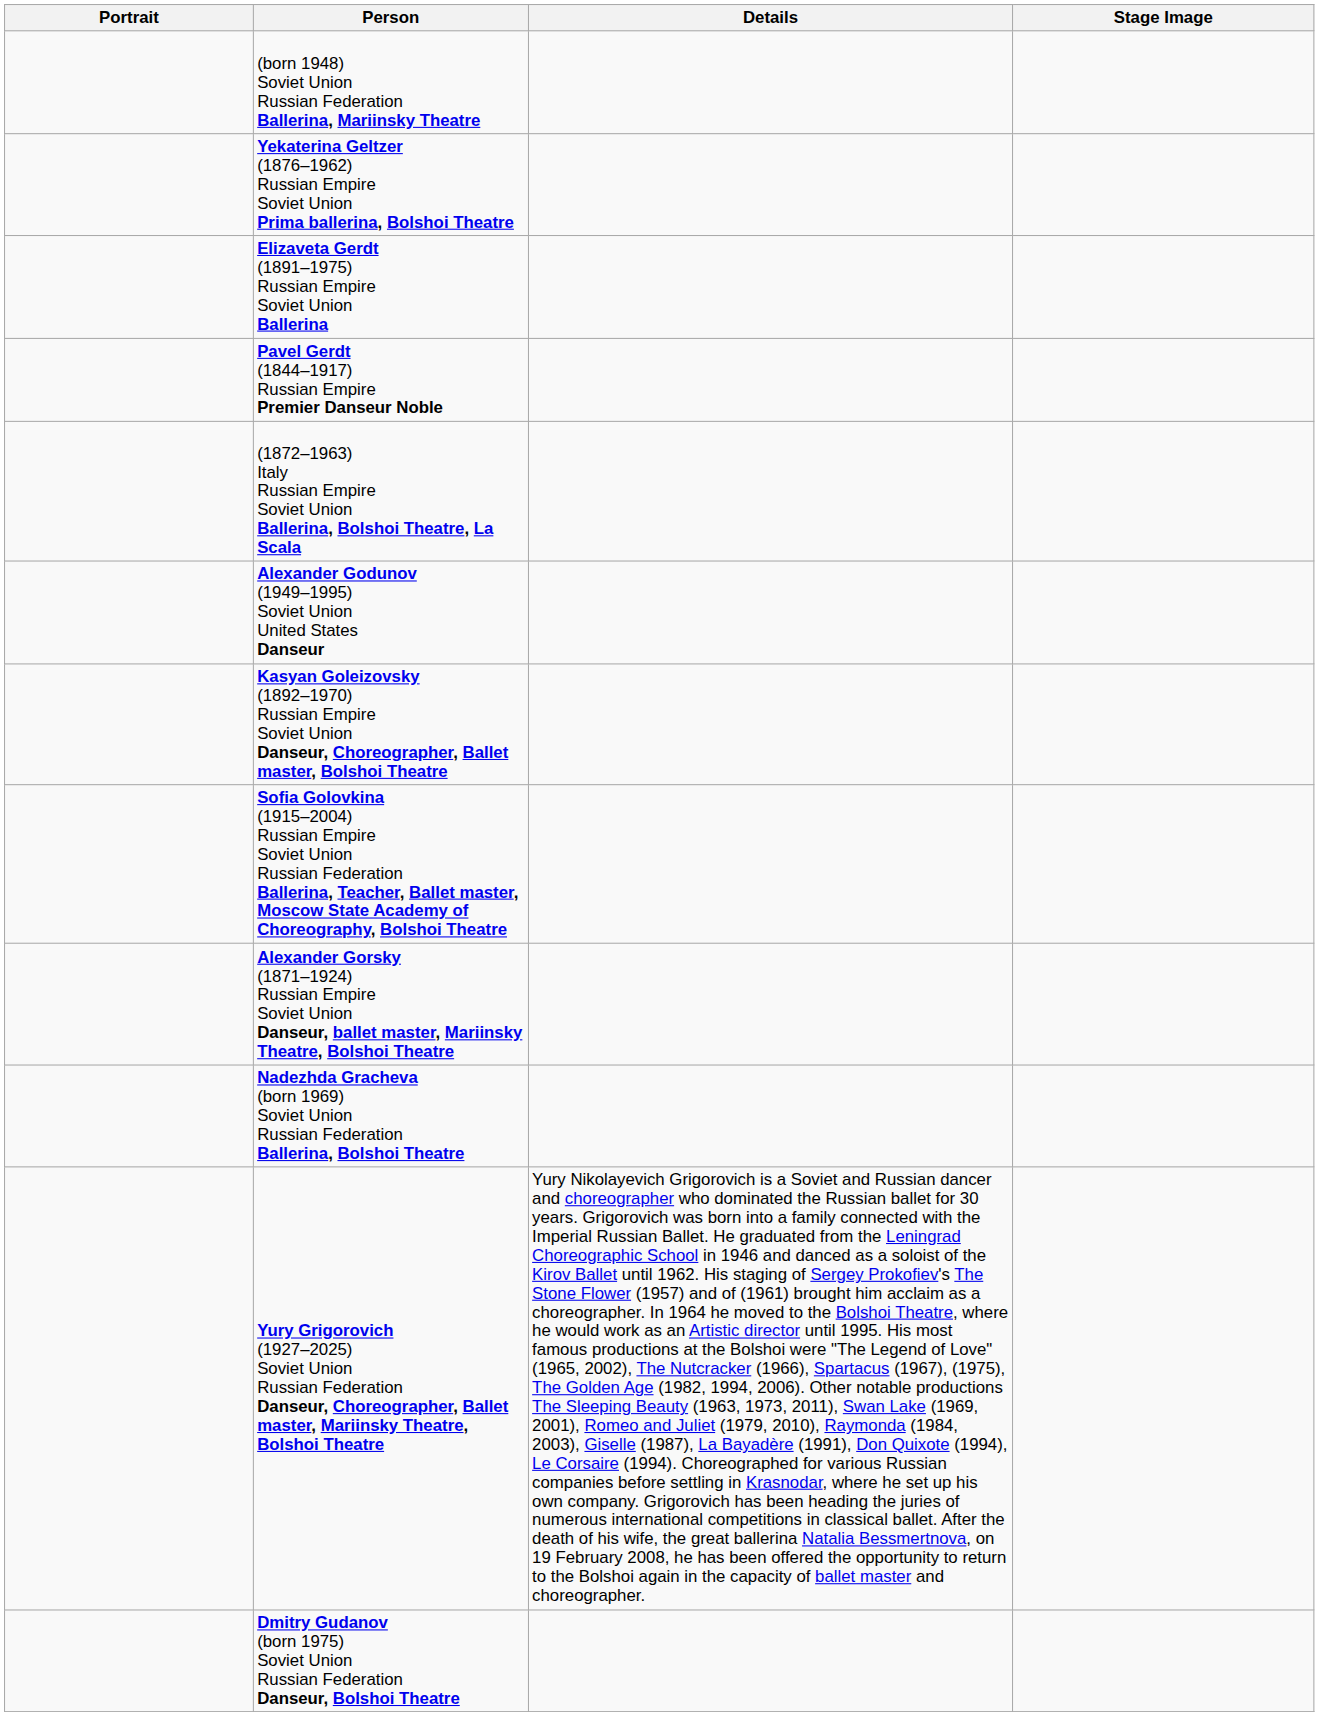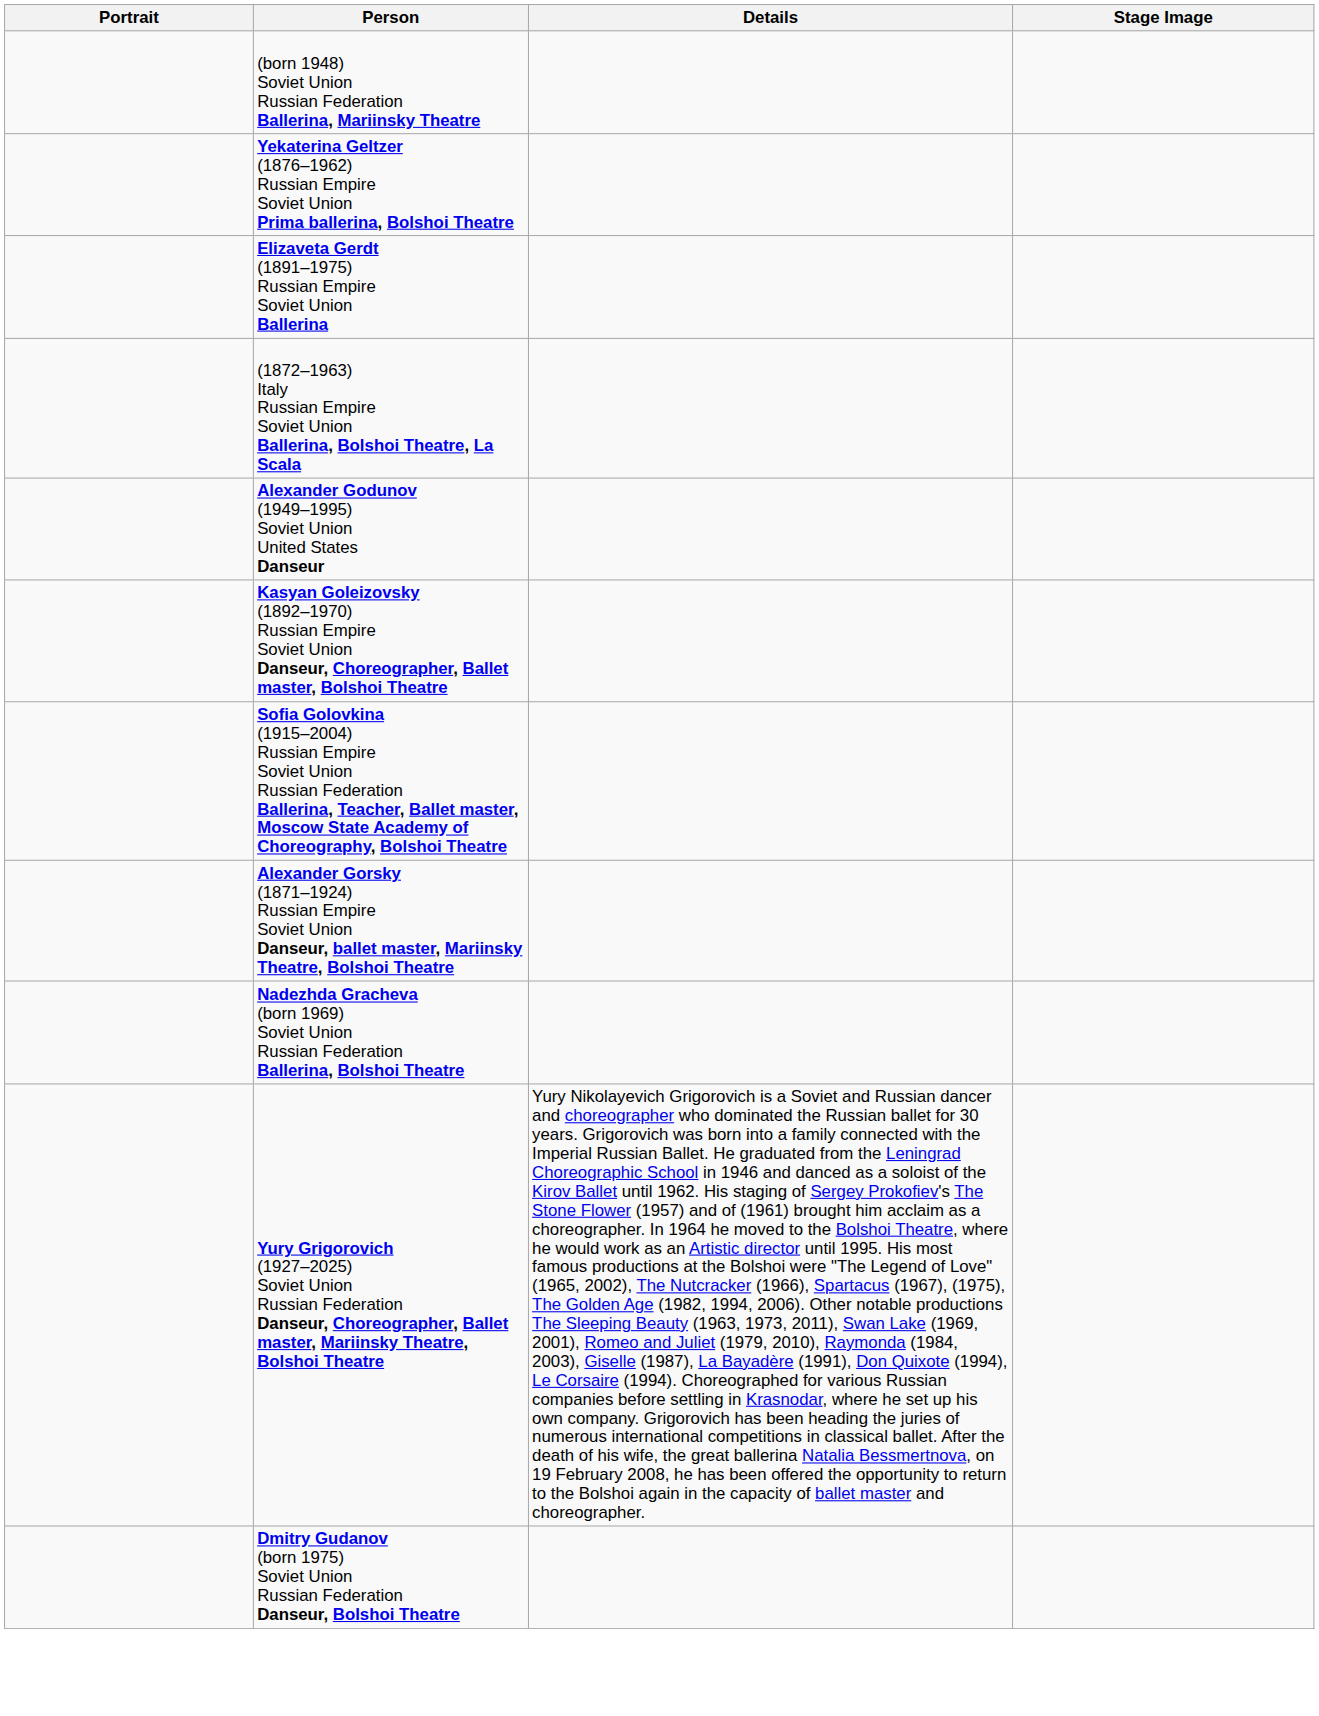- row: (350, 379)
